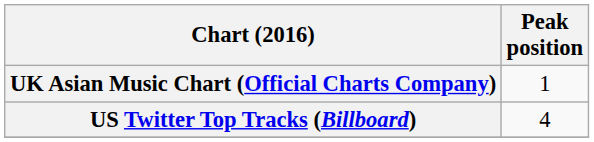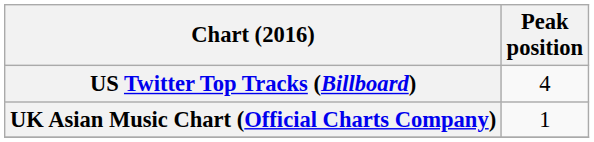rows swapped: (253, 83) <-> (253, 119)
